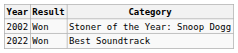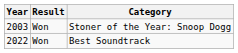(17, 26) 2002 -> (17, 26) 2003
